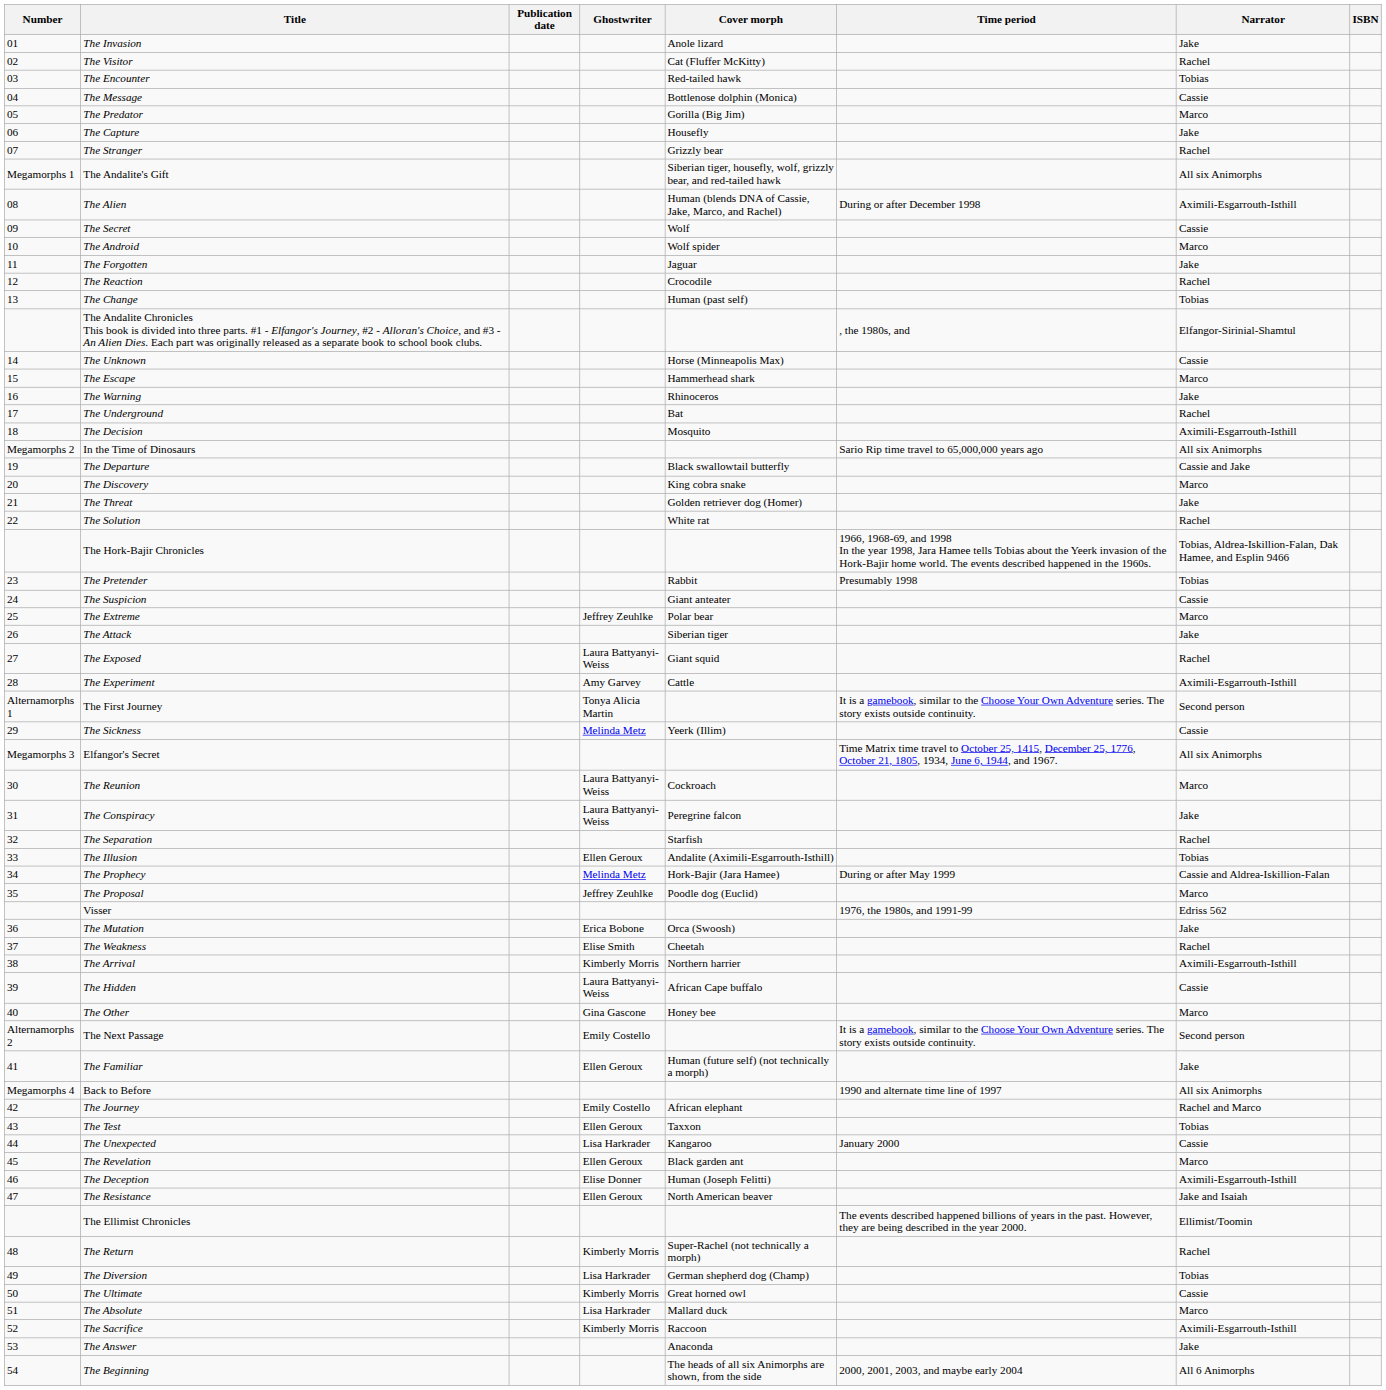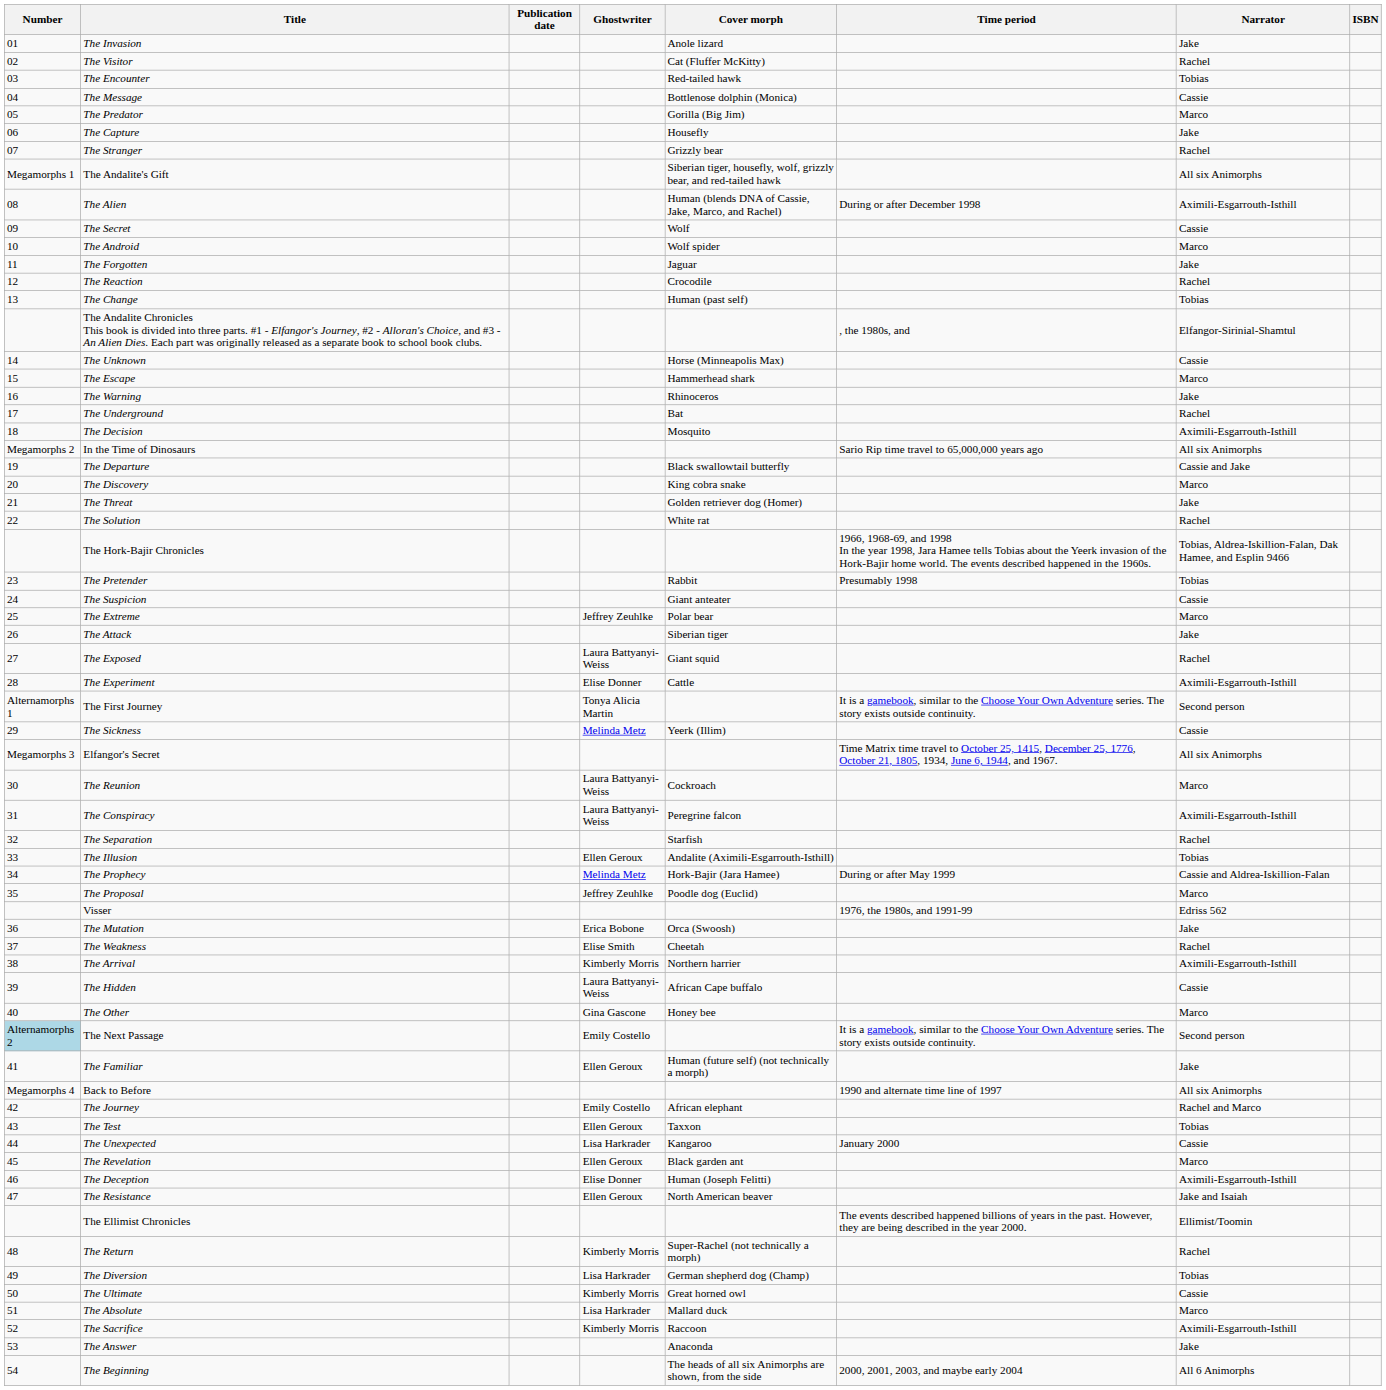(612, 682) Amy Garvey -> (612, 682) Elise Donner
(1189, 815) Jake -> (1238, 815) Aximili-Esgarrouth-Isthill
(41, 1036) no background -> (41, 1036) lightblue background
